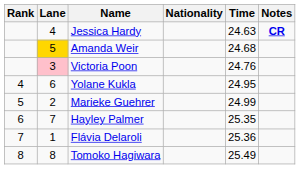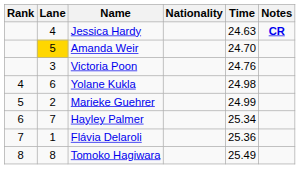(242, 48) 24.68 -> (242, 48) 24.70
(53, 66) pink background -> (53, 66) no background
(242, 84) 24.95 -> (242, 84) 24.98
(242, 119) 25.35 -> (242, 119) 25.34
